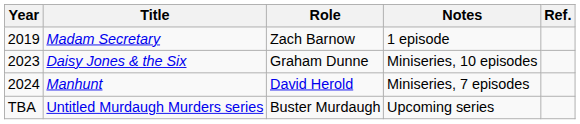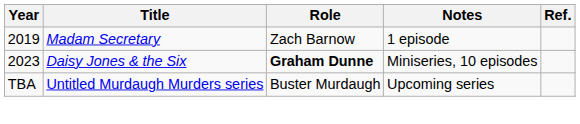(319, 61) normal -> (322, 61) bold
- row: (74, 84)
